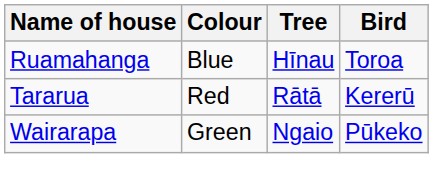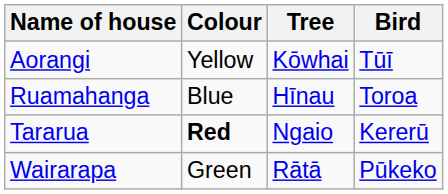+ row: (50, 59)
(208, 96) normal -> (209, 133) bold
(297, 96) Rātā -> (303, 133) Ngaio
(303, 133) Ngaio -> (297, 170) Rātā
